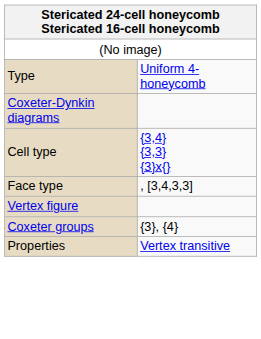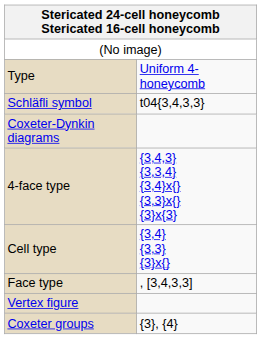+ row: (50, 103)
+ row: (39, 186)
- row: (36, 246)
